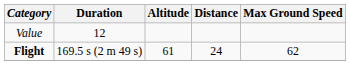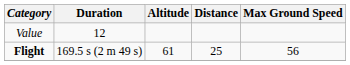(216, 51) 24 -> (216, 51) 25
(293, 51) 62 -> (293, 51) 56
